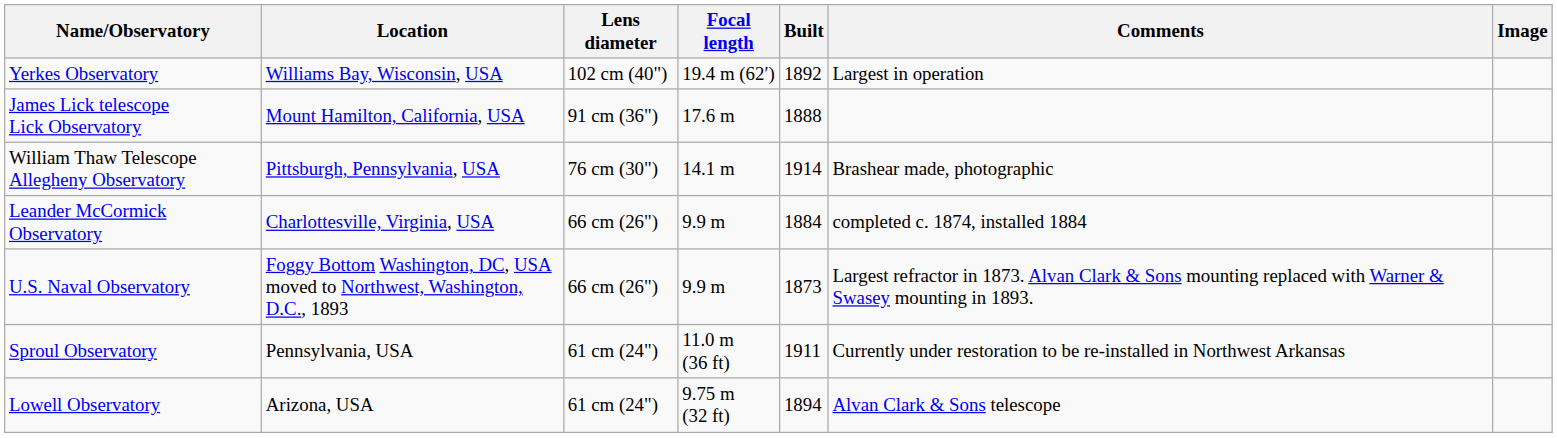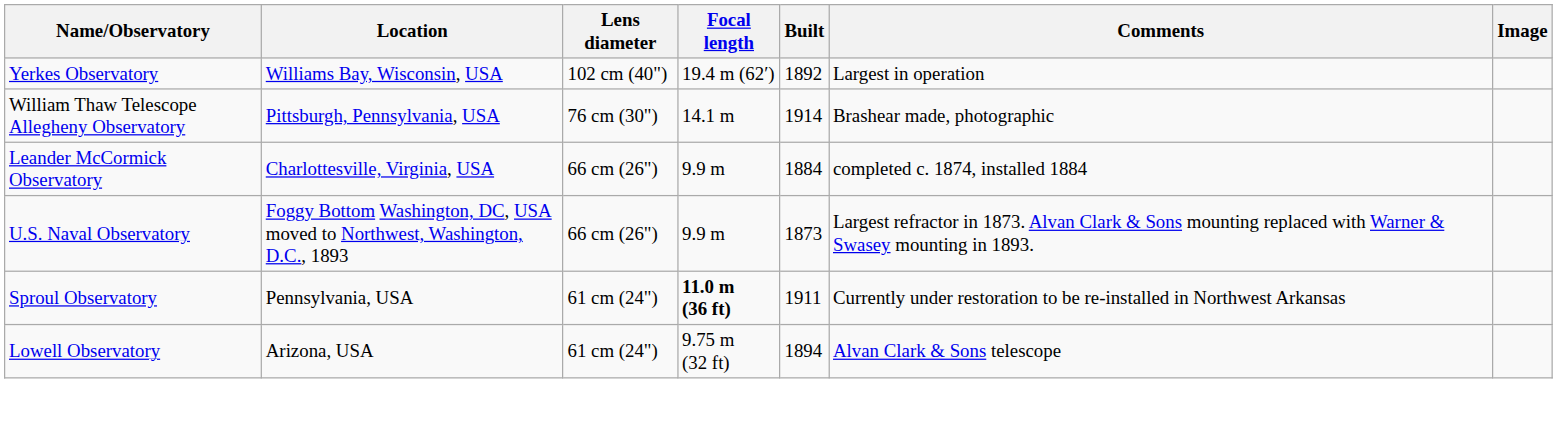- row: (89, 115)
(708, 351) normal -> (708, 298) bold
